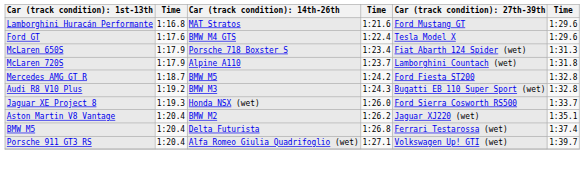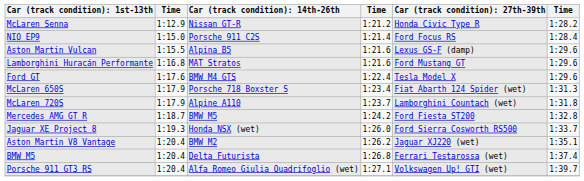+ row: (37, 24)
+ row: (23, 37)
+ row: (52, 50)
- row: (45, 90)
